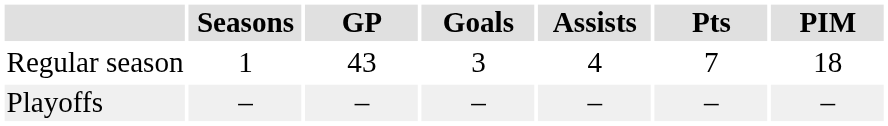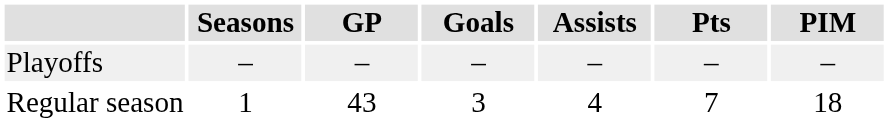rows swapped: (95, 62) <-> (55, 102)
